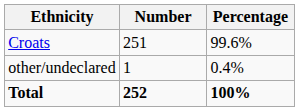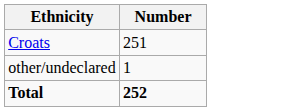- column: (250, 17)
